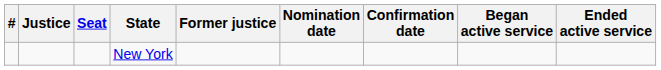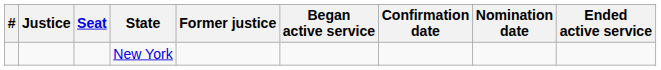columns swapped: (321, 23) <-> (507, 23)
